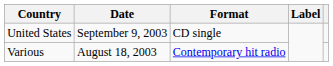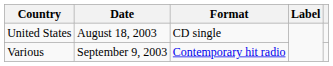(122, 33) September 9, 2003 -> (117, 33) August 18, 2003
(117, 52) August 18, 2003 -> (122, 52) September 9, 2003
